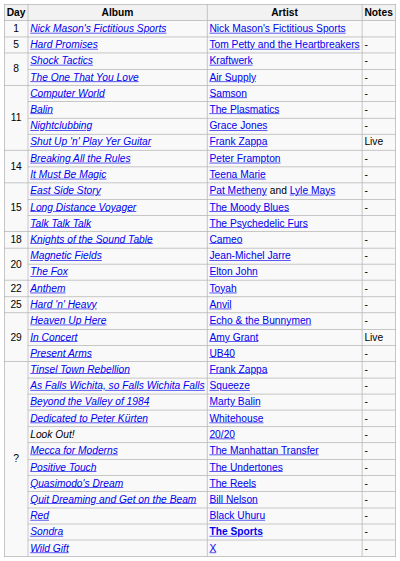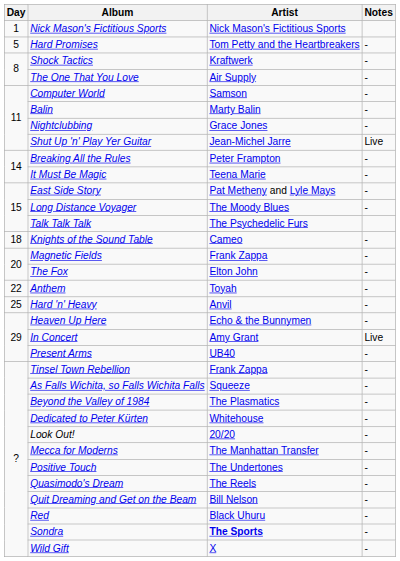(244, 110) The Plasmatics -> (235, 110) Marty Balin
(238, 142) Frank Zappa -> (250, 142) Jean-Michel Jarre
(250, 256) Jean-Michel Jarre -> (238, 256) Frank Zappa
(235, 402) Marty Balin -> (244, 402) The Plasmatics
